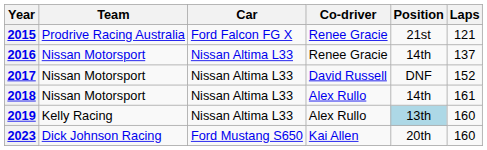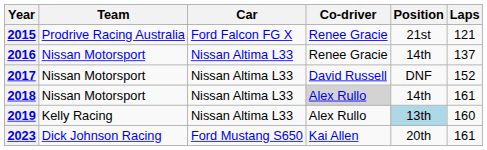(338, 96) no background -> (338, 96) lightgrey background
(465, 136) 160 -> (465, 136) 161
